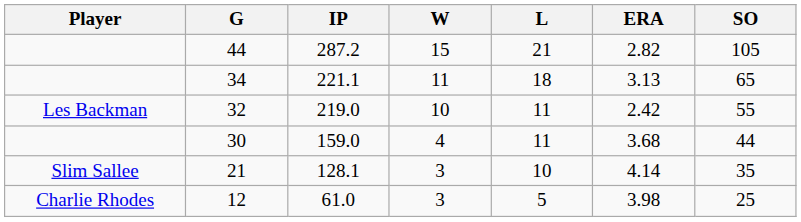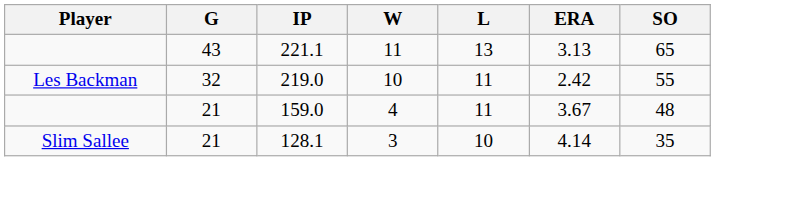- row: (338, 49)
(236, 79) 34 -> (211, 49) 43
(542, 79) 18 -> (484, 49) 13
(236, 140) 30 -> (211, 110) 21
(644, 140) 3.68 -> (574, 110) 3.67
(746, 140) 44 -> (665, 110) 48
- row: (338, 200)
